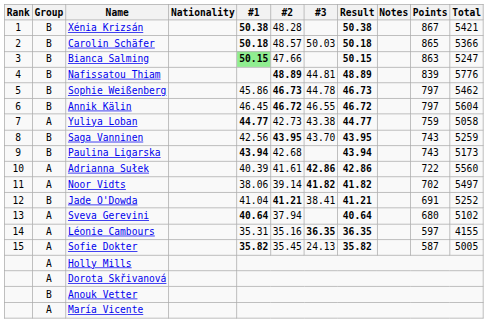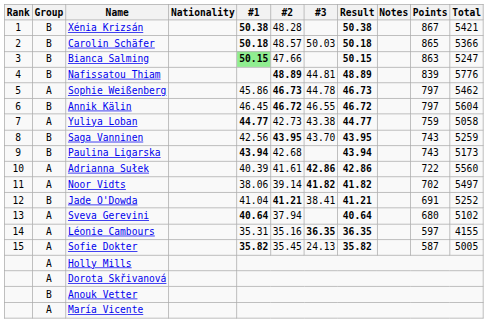(49, 91) B -> (49, 91) A
